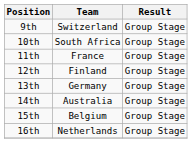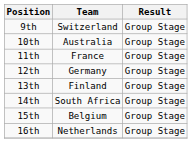(88, 41) South Africa -> (88, 41) Australia
(88, 71) Finland -> (88, 71) Germany
(88, 86) Germany -> (88, 86) Finland
(88, 101) Australia -> (88, 101) South Africa
